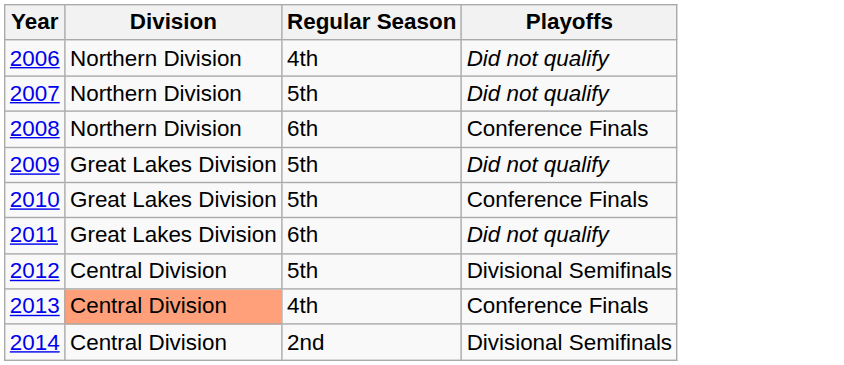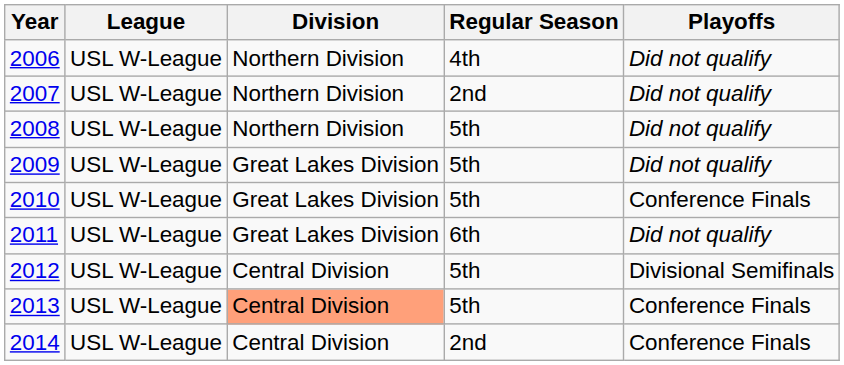+ column: (146, 22)
(303, 93) 5th -> (468, 93) 2nd
(303, 128) 6th -> (465, 128) 5th
(558, 128) Conference Finals -> (700, 128) Did not qualify
(303, 306) 4th -> (465, 306) 5th
(569, 341) Divisional Semifinals -> (720, 341) Conference Finals
